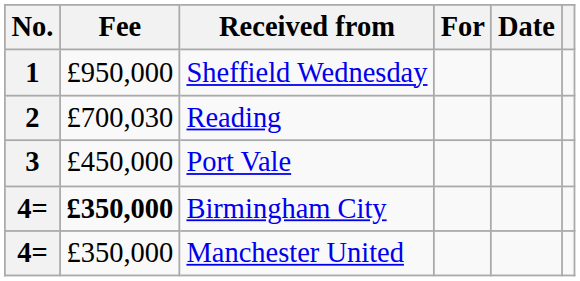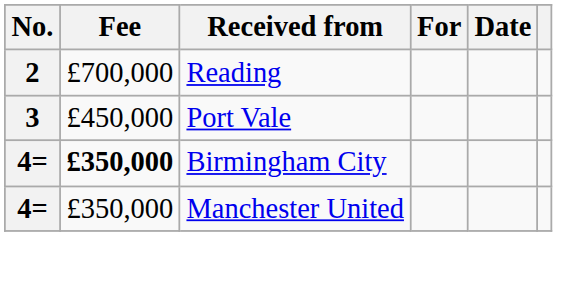- row: (307, 72)
(120, 117) £700,030 -> (120, 72) £700,000
